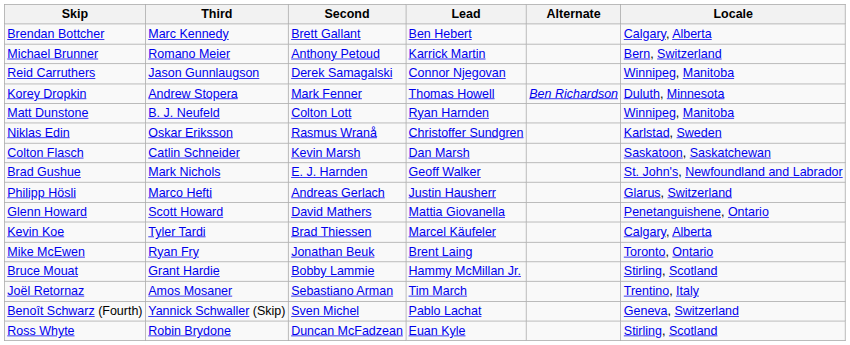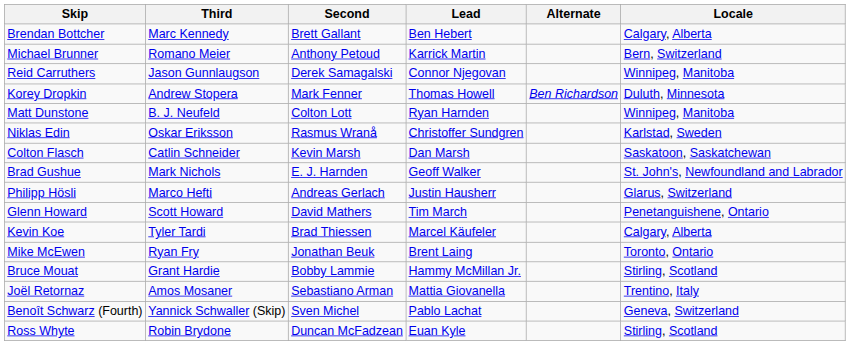(457, 212) Mattia Giovanella -> (438, 212) Tim March
(438, 291) Tim March -> (457, 291) Mattia Giovanella
